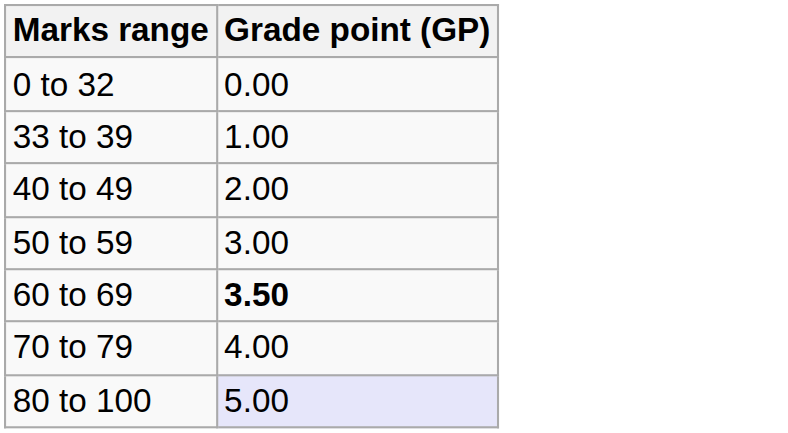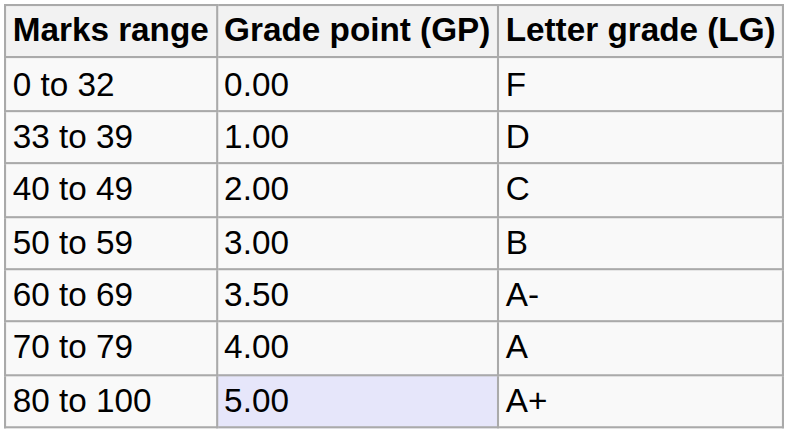+ column: (641, 30)
(257, 294) bold -> (257, 294) normal
